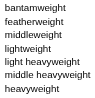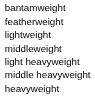rows swapped: (28, 48) <-> (33, 35)
